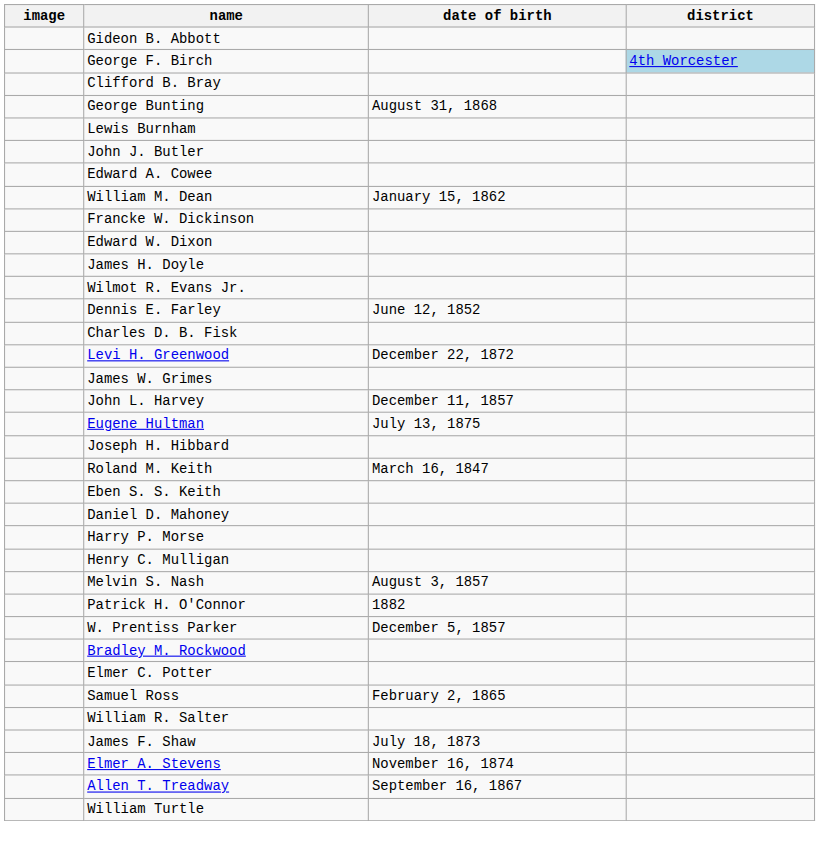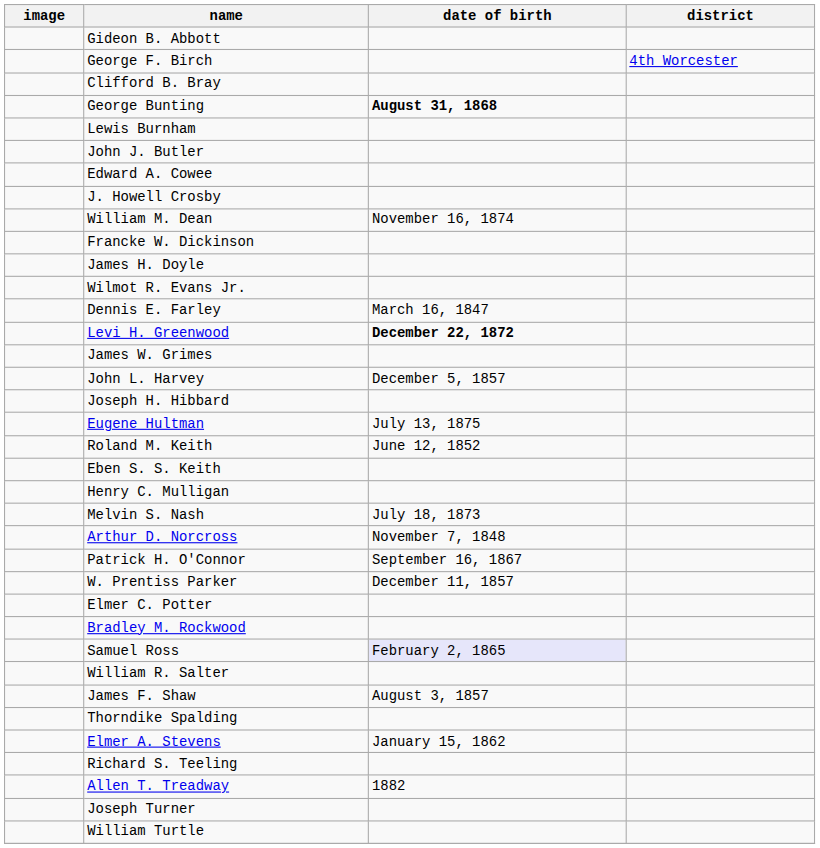(684, 61) lightblue background -> (684, 61) no background
(435, 107) normal -> (435, 107) bold
+ row: (154, 197)
(439, 197) January 15, 1862 -> (443, 220) November 16, 1874
- row: (150, 243)
(426, 311) June 12, 1852 -> (430, 311) March 16, 1847
- row: (162, 333)
(443, 356) normal -> (443, 333) bold
(443, 401) December 11, 1857 -> (439, 379) December 5, 1857
rows swapped: (158, 447) <-> (146, 424)
(430, 469) March 16, 1847 -> (426, 447) June 12, 1852
- row: (158, 515)
- row: (146, 537)
(430, 583) August 3, 1857 -> (426, 515) July 18, 1873
+ row: (162, 537)
(389, 605) 1882 -> (447, 560) September 16, 1867
(439, 628) December 5, 1857 -> (443, 583) December 11, 1857
rows swapped: (150, 673) <-> (166, 651)
(439, 696) no background -> (439, 651) lavender background
(426, 741) July 18, 1873 -> (430, 696) August 3, 1857
+ row: (162, 719)
(443, 764) November 16, 1874 -> (439, 741) January 15, 1862
+ row: (162, 764)
(447, 787) September 16, 1867 -> (389, 787) 1882
+ row: (141, 809)
